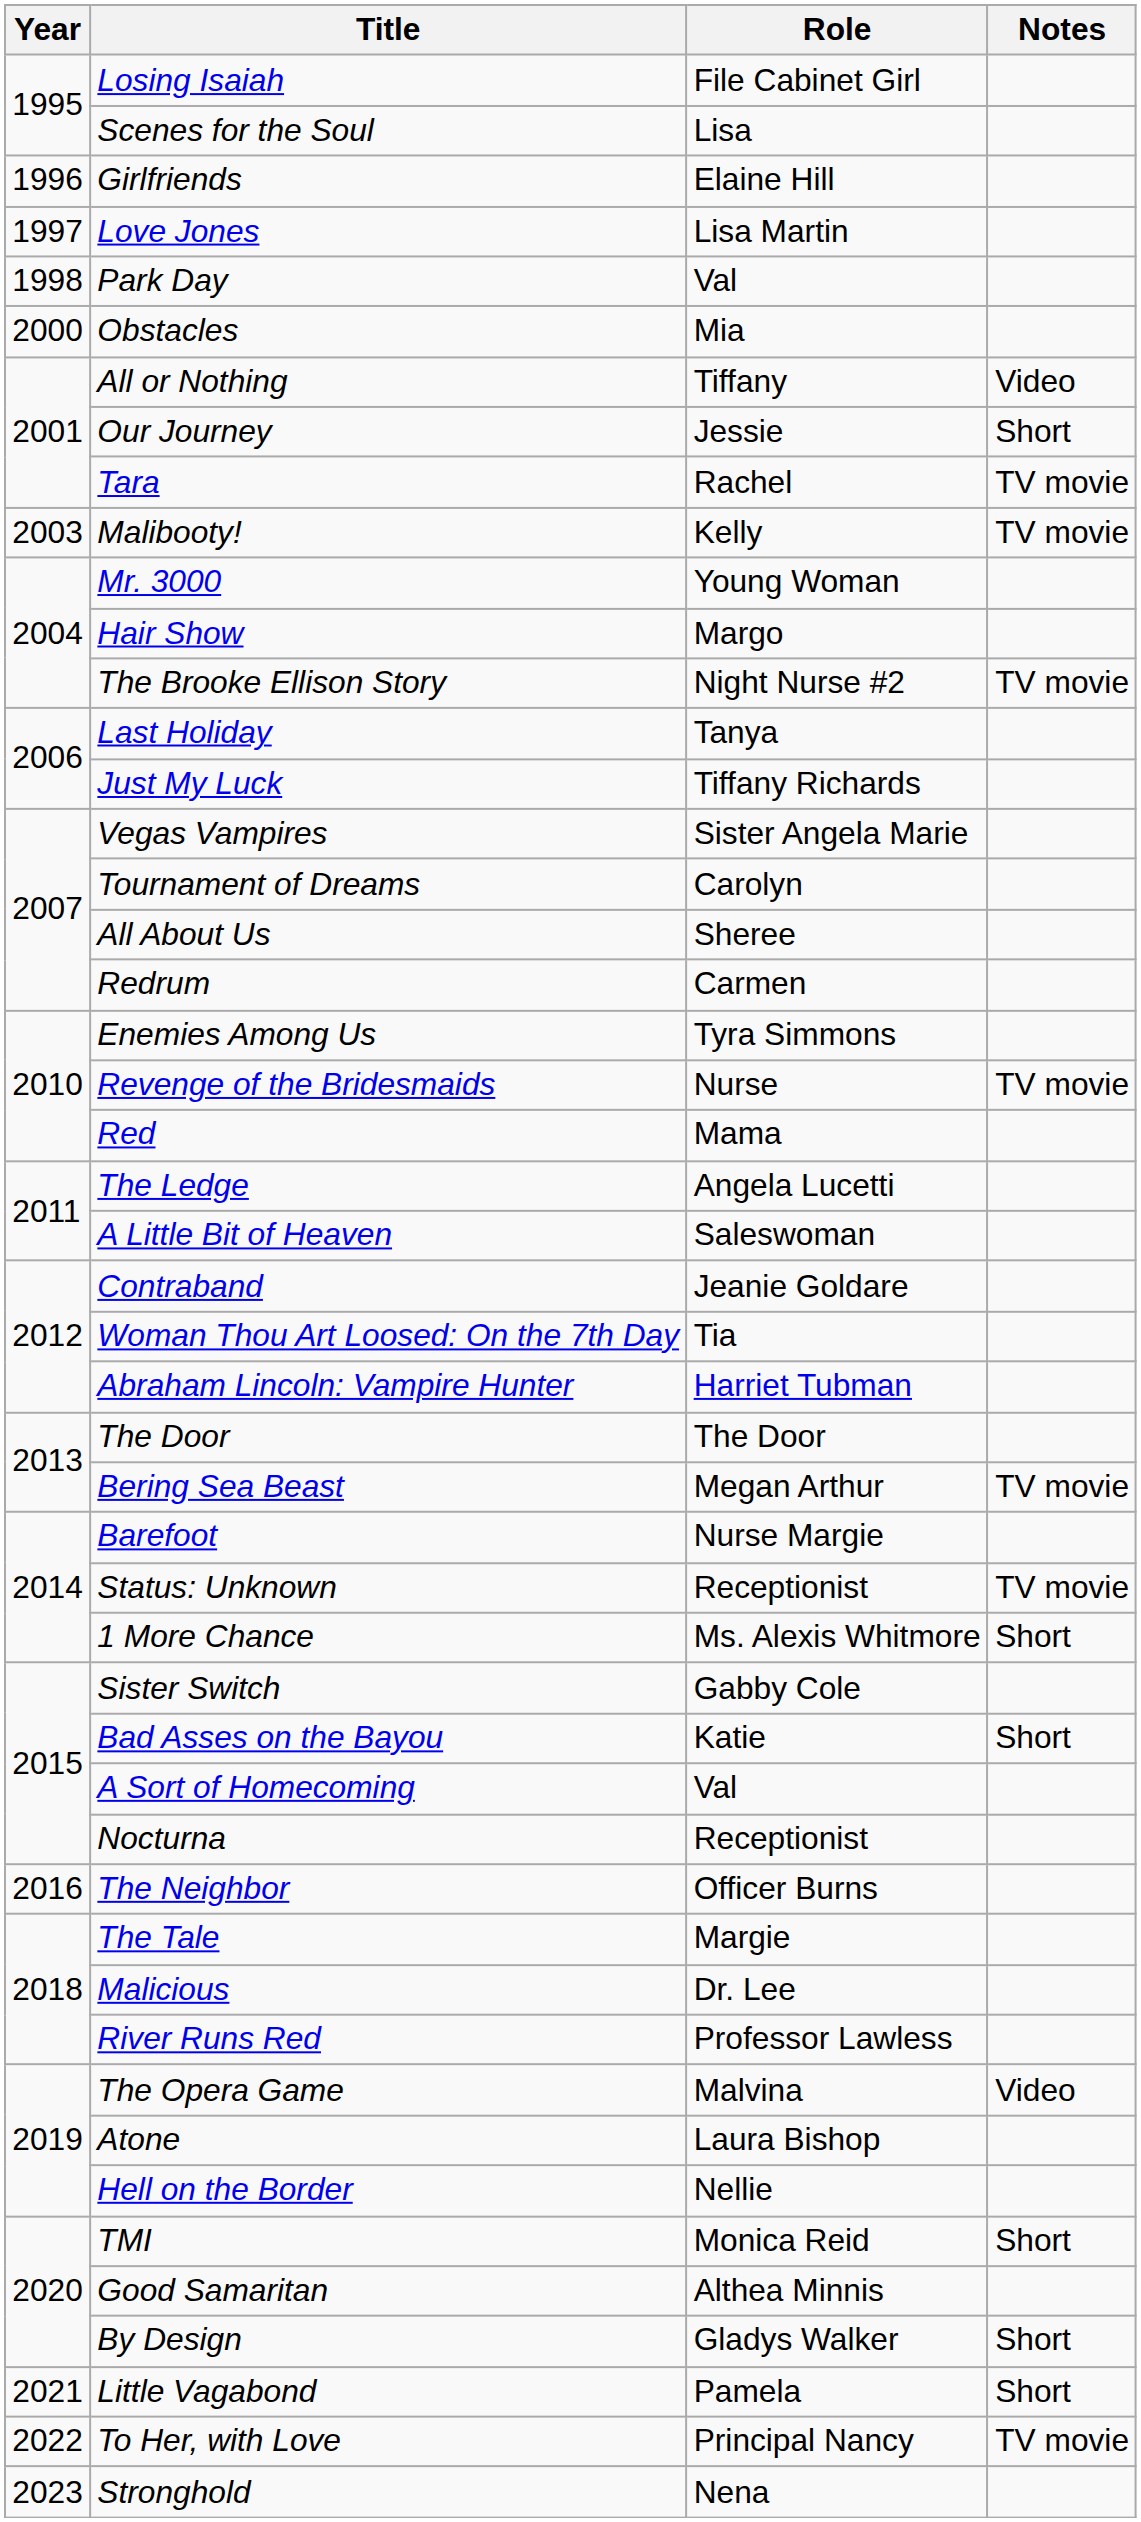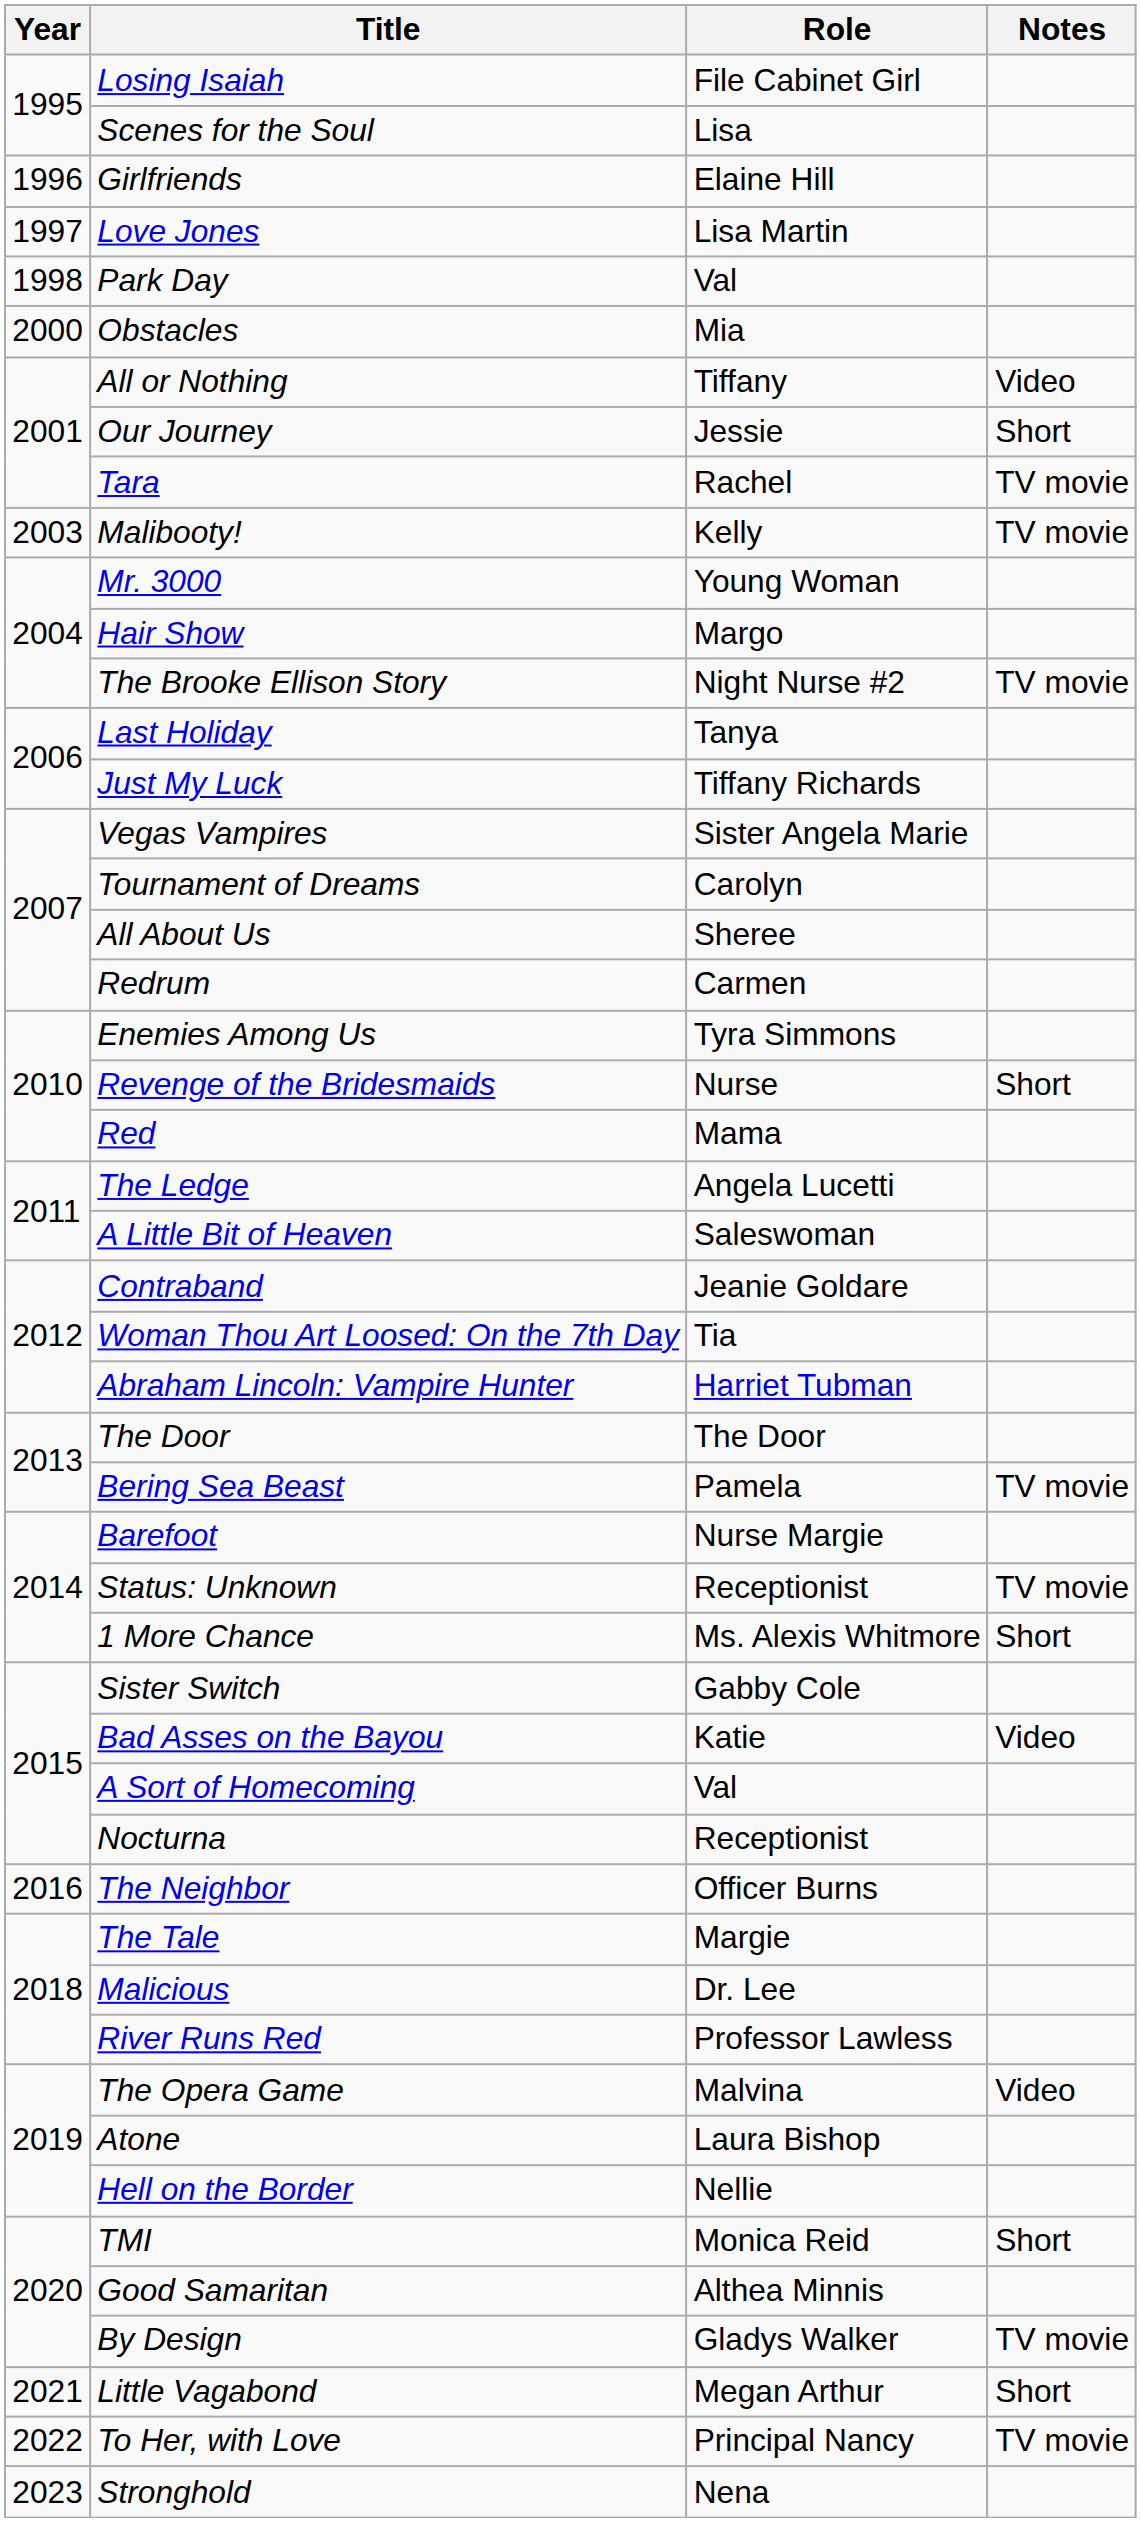(1062, 1084) TV movie -> (1033, 1084) Short
(789, 1486) Megan Arthur -> (747, 1486) Pamela
(1033, 1737) Short -> (1035, 1737) Video
(1033, 2340) Short -> (1062, 2340) TV movie
(747, 2391) Pamela -> (789, 2391) Megan Arthur
